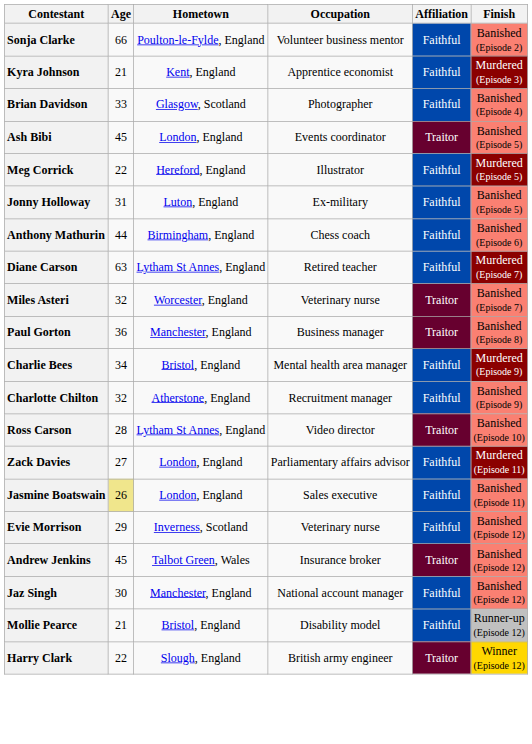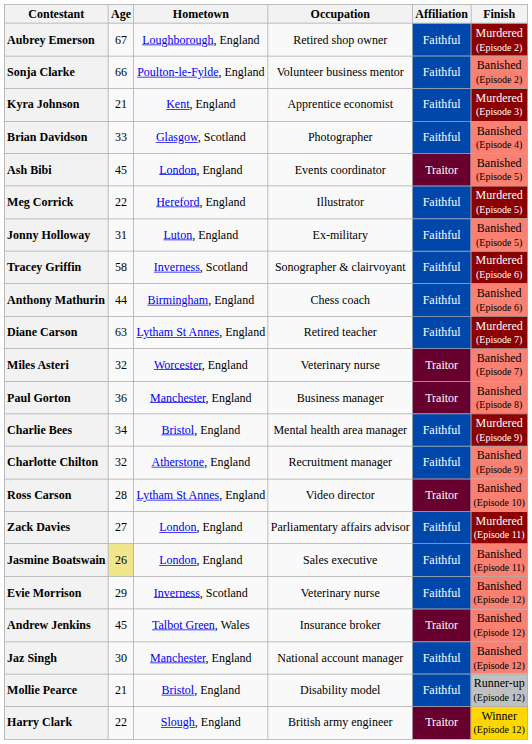+ row: (51, 39)
+ row: (44, 267)
